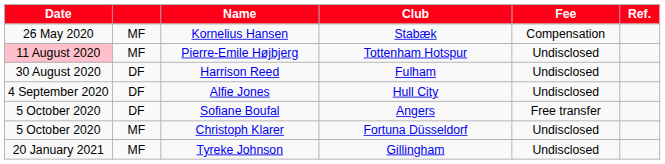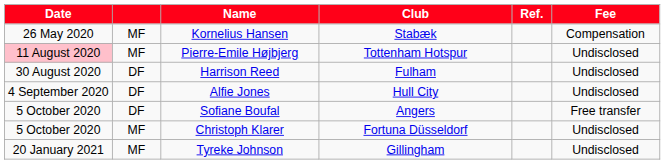columns swapped: (566, 14) <-> (639, 14)
